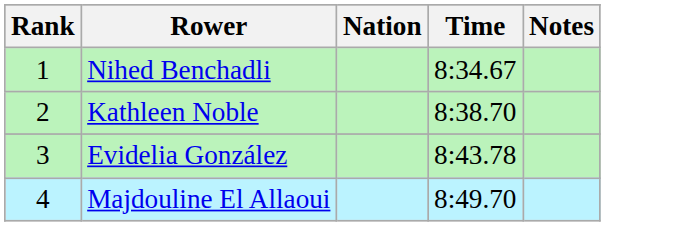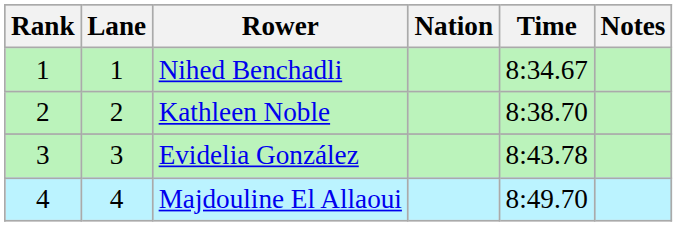+ column: (117, 26)
